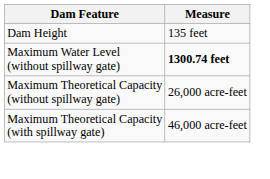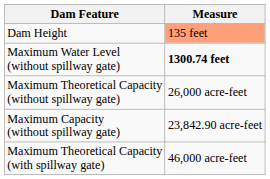(188, 33) no background -> (188, 33) lightsalmon background
+ row: (64, 125)
